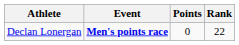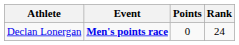(219, 31) 22 -> (219, 31) 24
